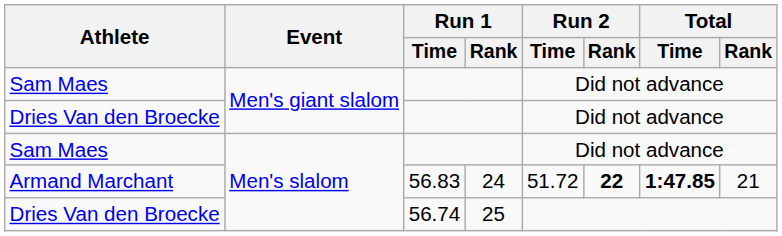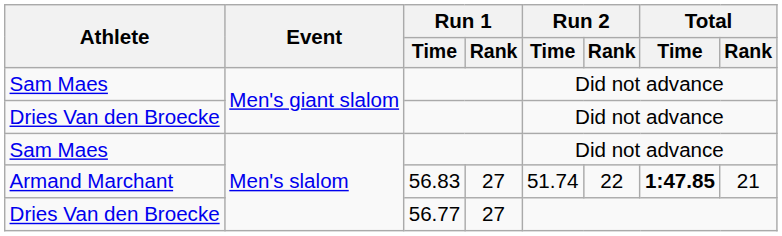(494, 182) 24 -> (494, 182) 27
(553, 182) 51.72 -> (553, 182) 51.74
(612, 182) bold -> (612, 182) normal
(434, 215) 56.74 -> (434, 215) 56.77
(494, 215) 25 -> (494, 215) 27
